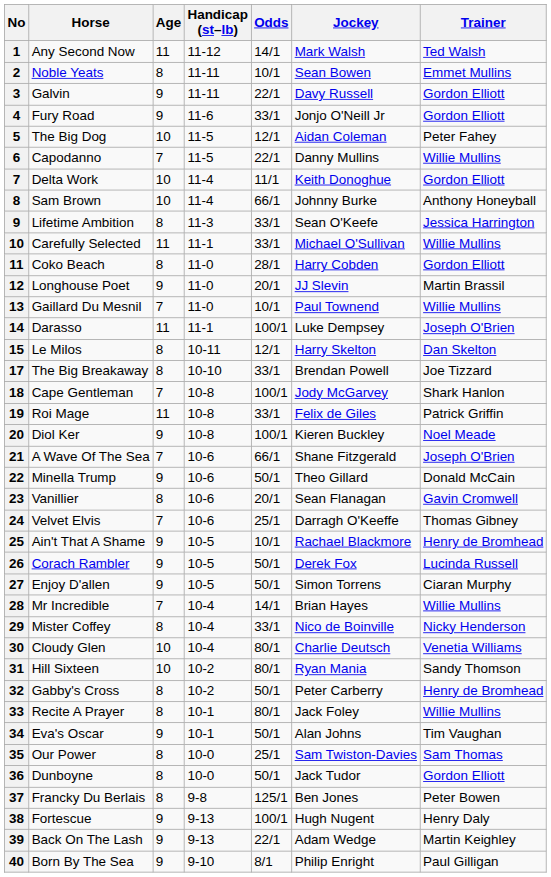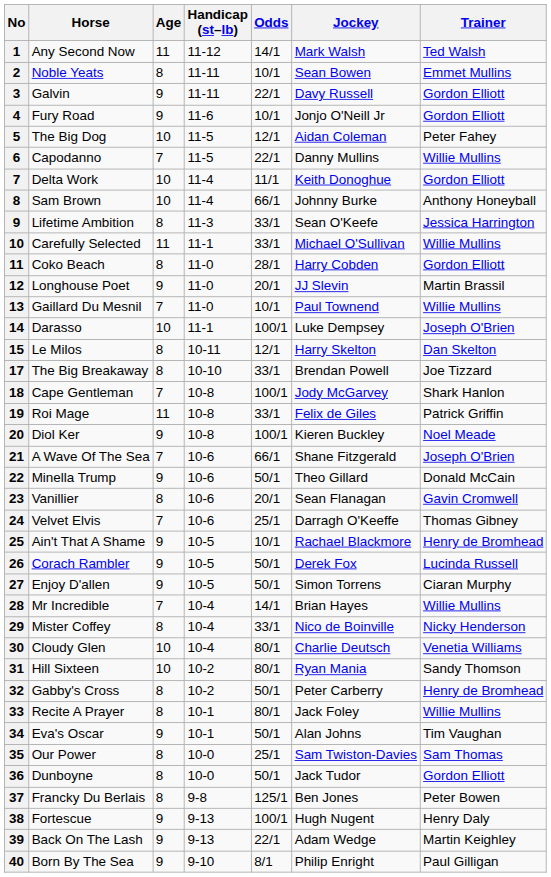(267, 115) 33/1 -> (267, 115) 10/1
(163, 328) 11 -> (163, 328) 10
